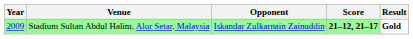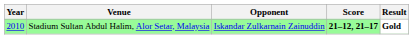(15, 26) 2009 -> (15, 26) 2010
